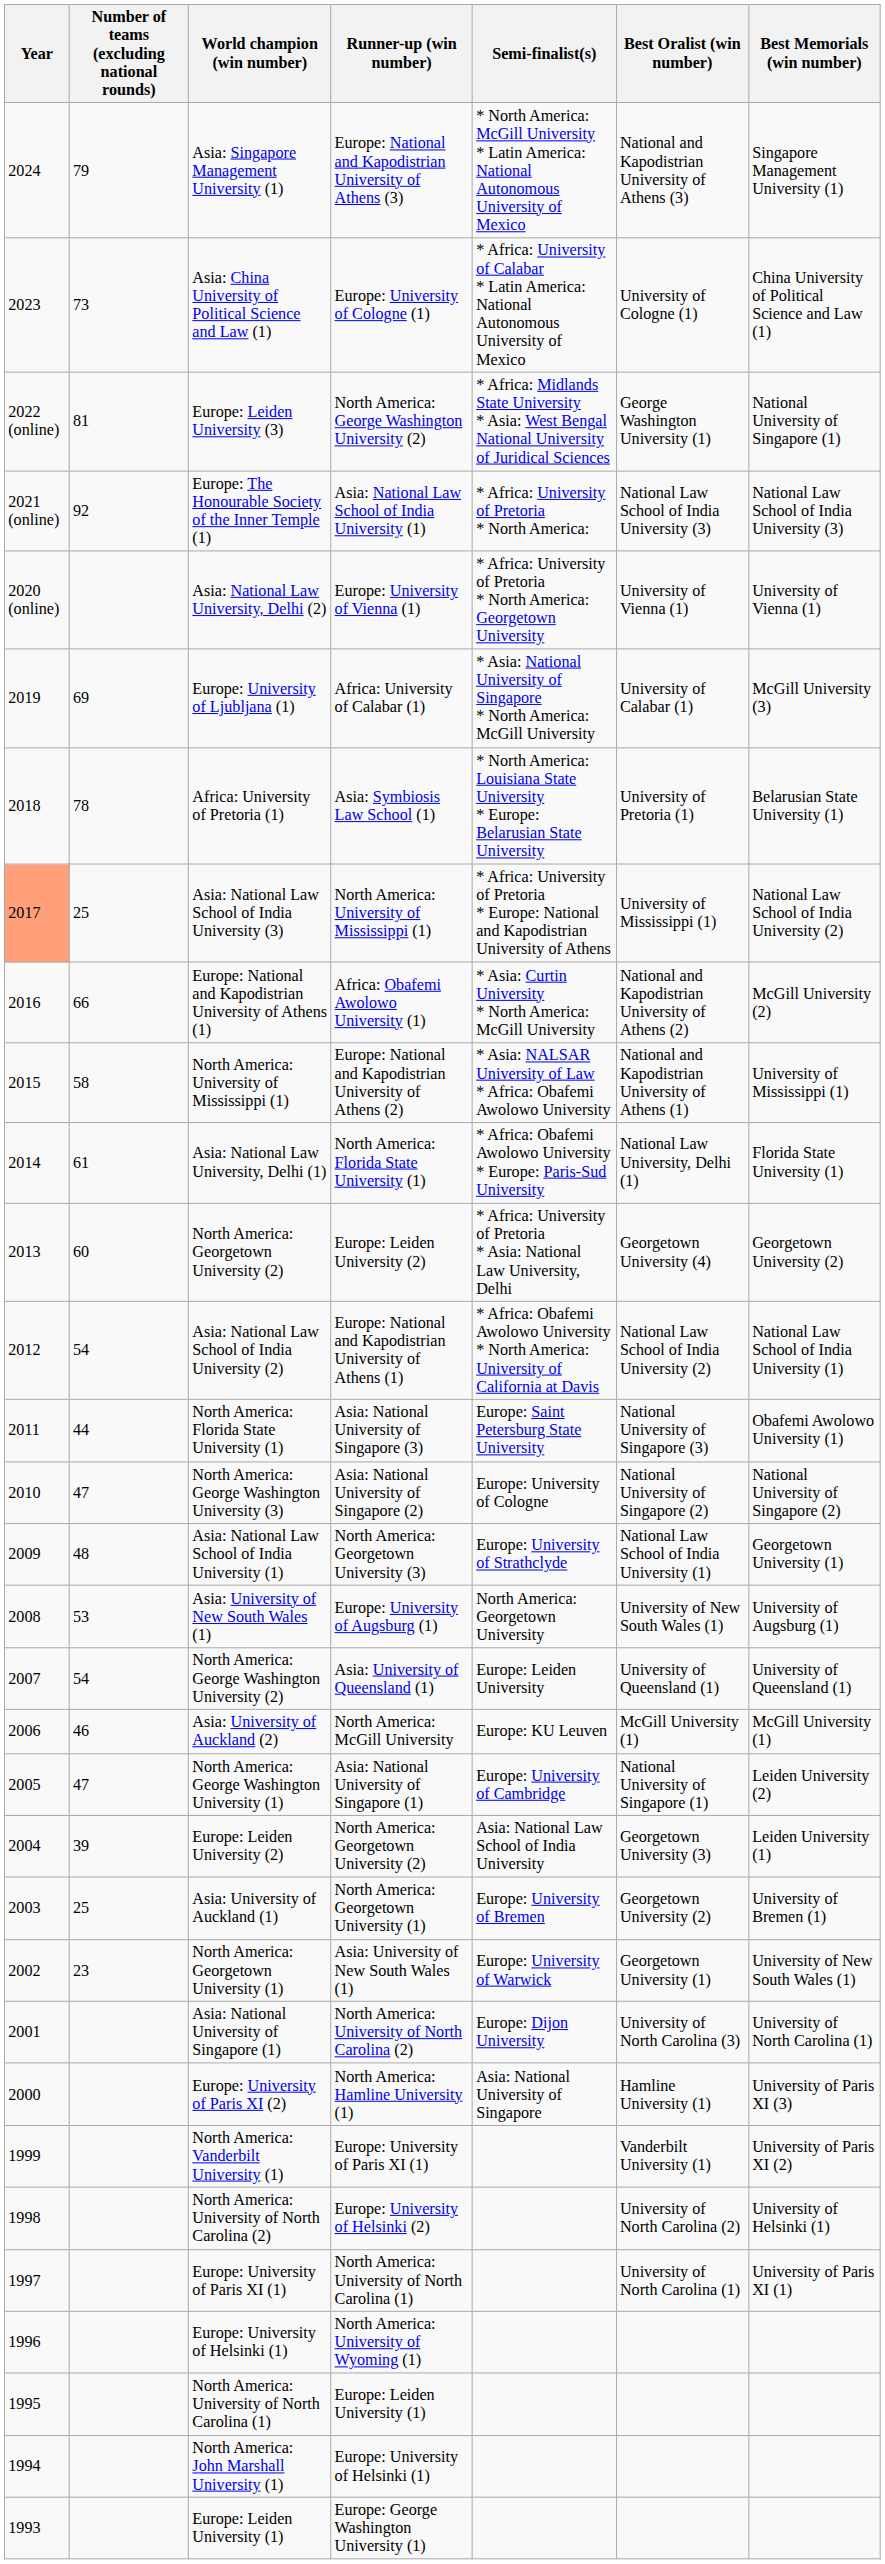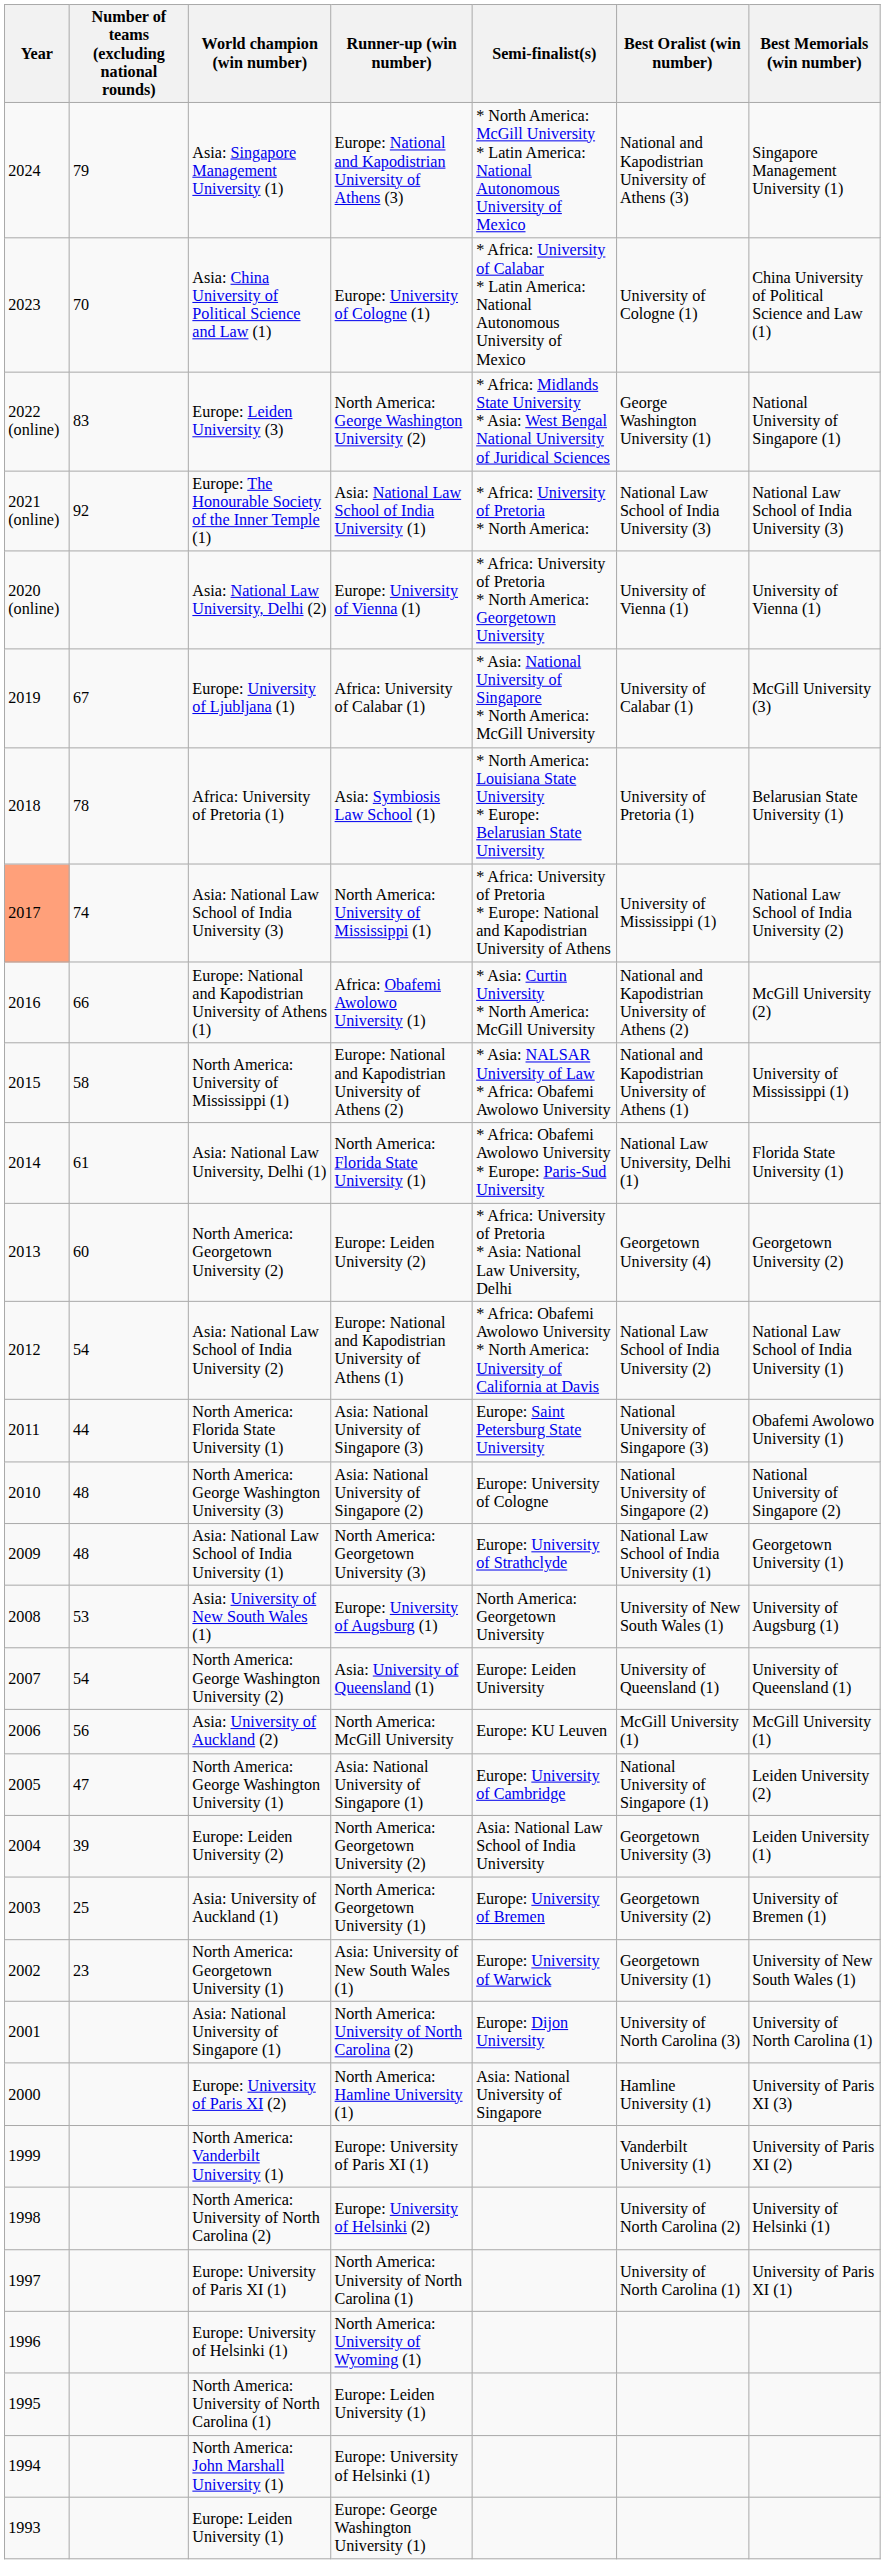(81, 304) 73 -> (81, 304) 70
(81, 421) 81 -> (81, 421) 83
(81, 698) 69 -> (81, 698) 67
(81, 913) 25 -> (81, 913) 74
(81, 1492) 47 -> (81, 1492) 48
(81, 1731) 46 -> (81, 1731) 56
